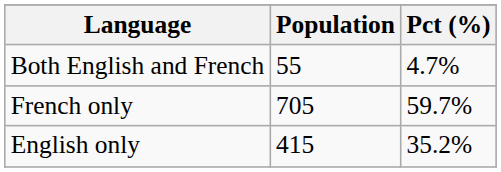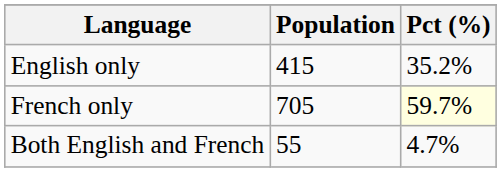rows swapped: (75, 145) <-> (137, 65)
(439, 105) no background -> (439, 105) lightyellow background
